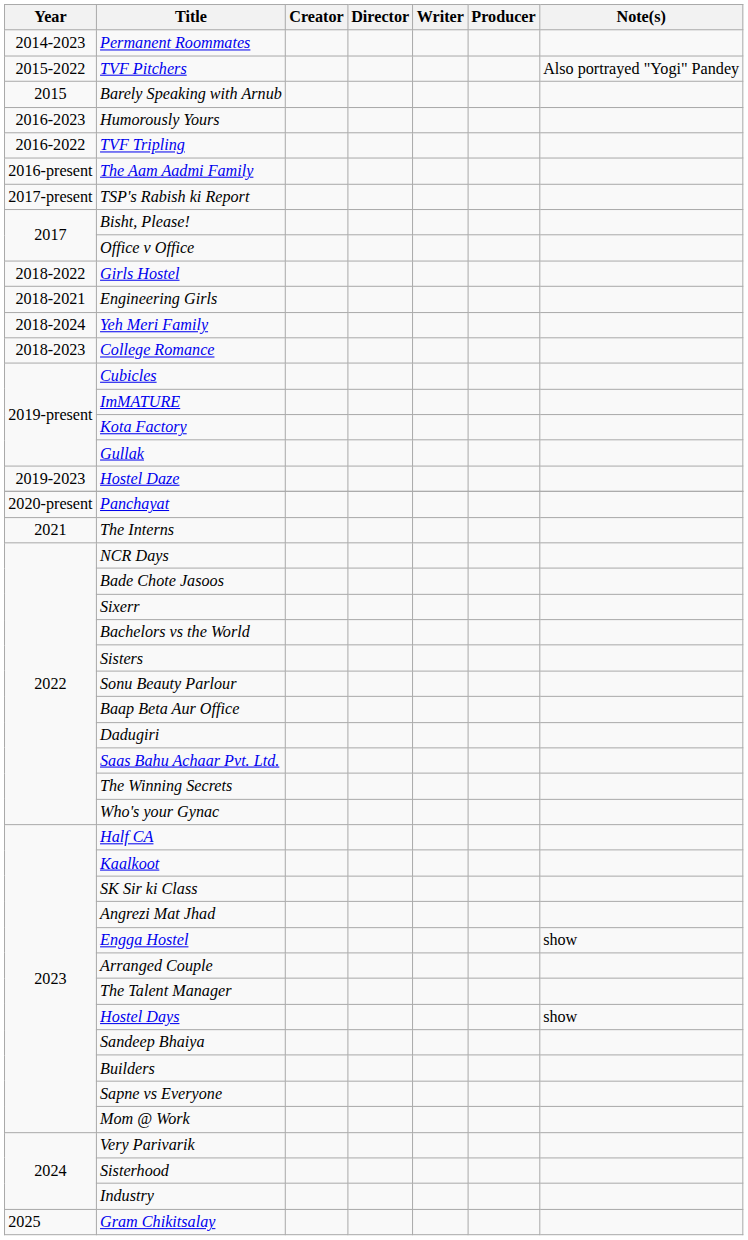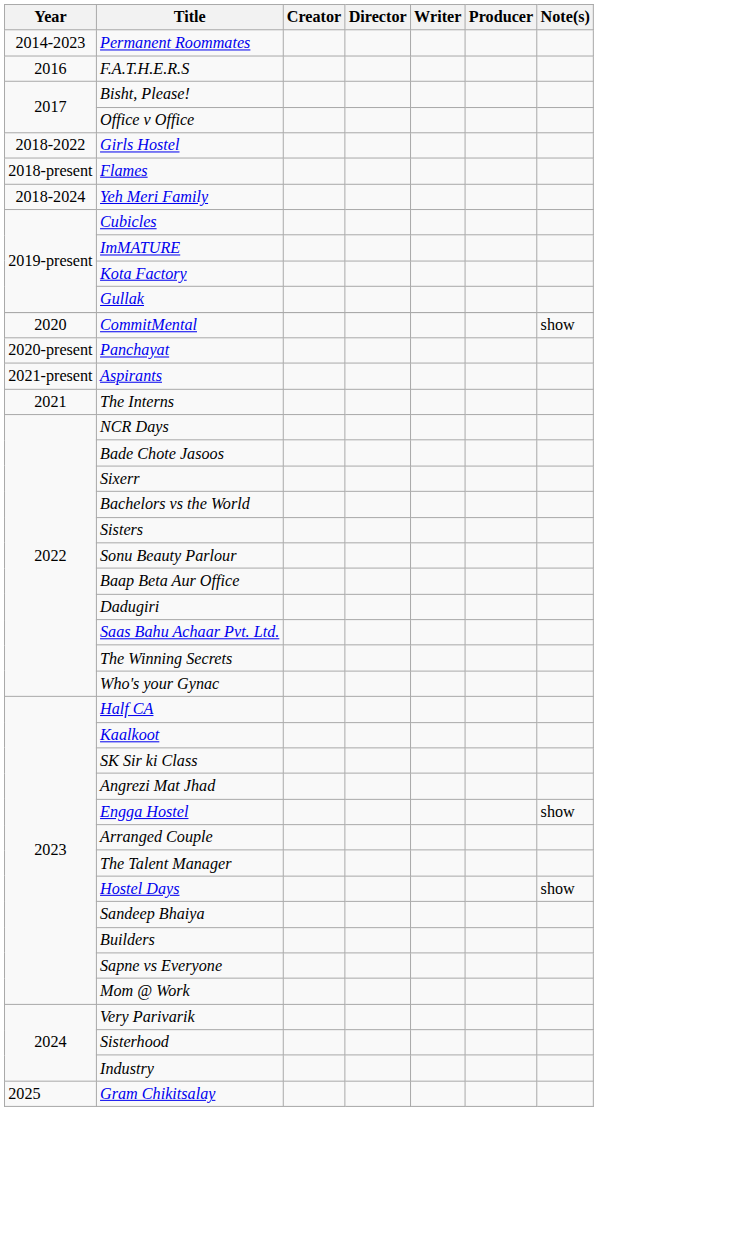- row: (143, 68)
- row: (191, 94)
+ row: (145, 68)
- row: (160, 119)
- row: (142, 145)
- row: (177, 171)
- row: (175, 196)
- row: (159, 299)
+ row: (124, 171)
- row: (157, 350)
- row: (140, 478)
+ row: (149, 324)
+ row: (131, 376)
